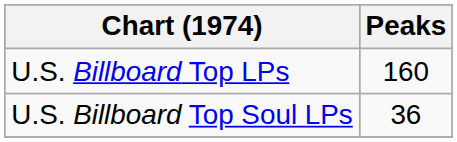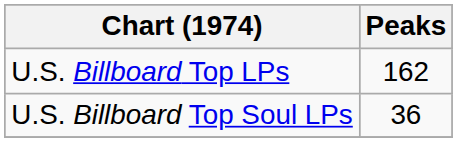(406, 70) 160 -> (406, 70) 162
